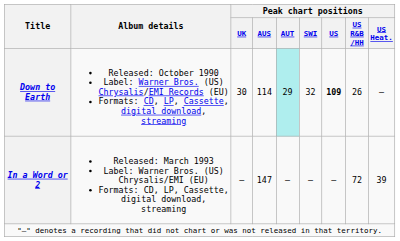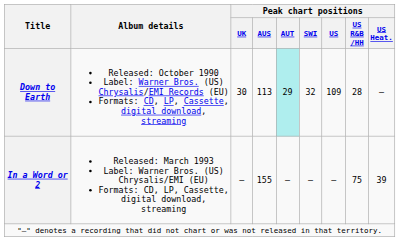(264, 92) 114 -> (264, 92) 113
(334, 92) bold -> (334, 92) normal
(357, 92) 26 -> (357, 92) 28
(264, 180) 147 -> (264, 180) 155
(357, 180) 72 -> (357, 180) 75
